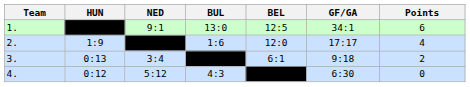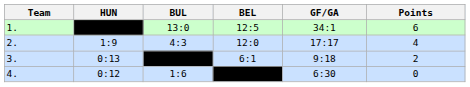- column: (155, 12)
(216, 43) 1:6 -> (178, 43) 4:3
(216, 74) 4:3 -> (178, 74) 1:6
